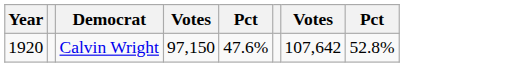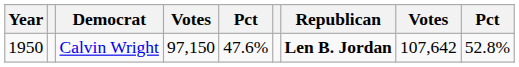+ column: (338, 18)
(26, 47) 1920 -> (26, 47) 1950
